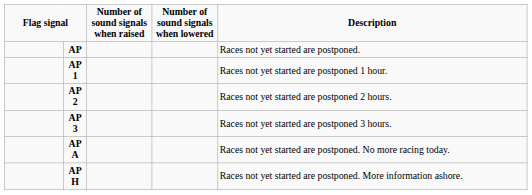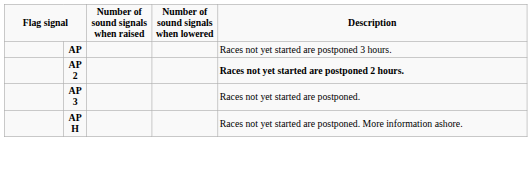(290, 49) Races not yet started are postponed. -> (306, 49) Races not yet started are postponed 3 hours.
- row: (75, 70)
(306, 97) normal -> (312, 70) bold
(306, 123) Races not yet started are postponed 3 hours. -> (290, 97) Races not yet started are postponed.
- row: (75, 150)
